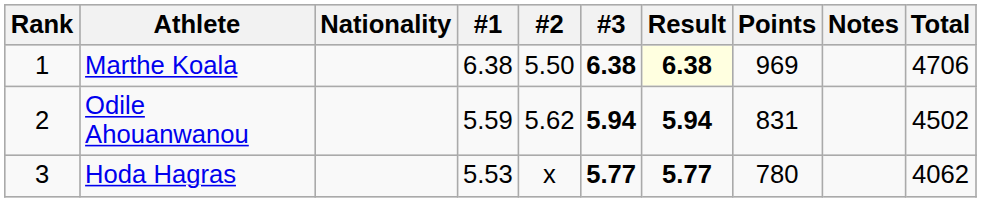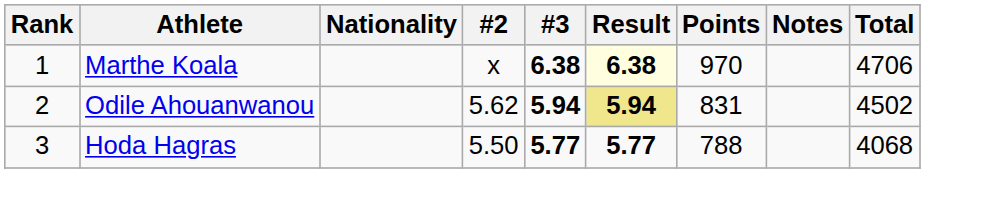- column: (488, 24)
(550, 65) 5.50 -> (494, 65) x
(777, 65) 969 -> (721, 65) 970
(687, 120) no background -> (631, 106) khaki background
(550, 175) x -> (494, 146) 5.50
(777, 175) 780 -> (721, 146) 788
(940, 175) 4062 -> (885, 146) 4068
